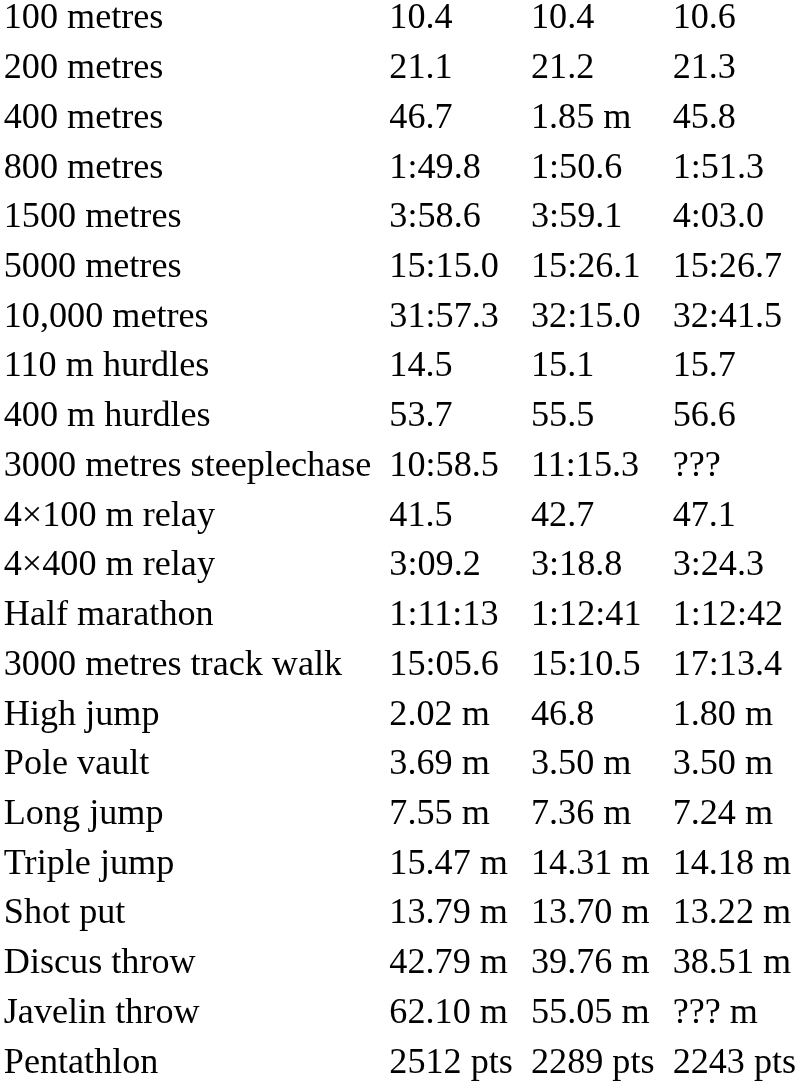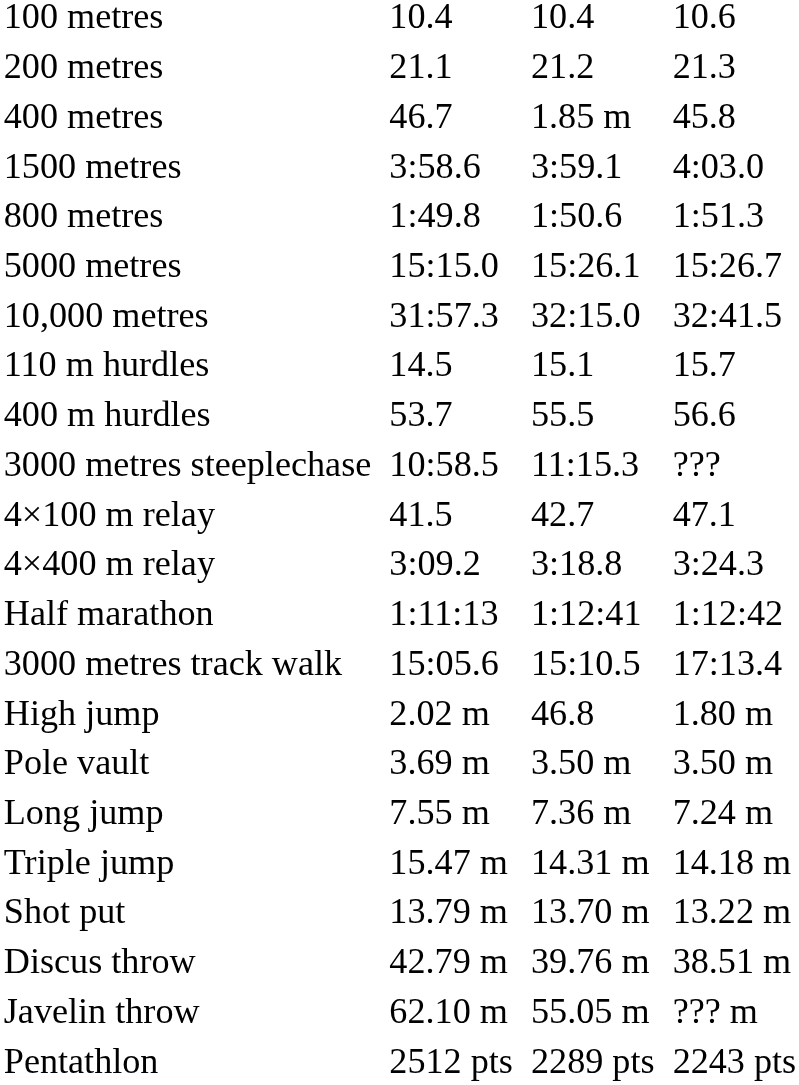rows swapped: (84, 165) <-> (93, 215)
